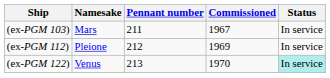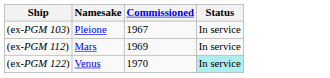- column: (165, 13)
(86, 30) Mars -> (91, 30) Pleione
(91, 47) Pleione -> (86, 47) Mars
